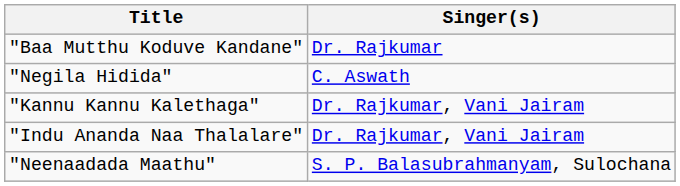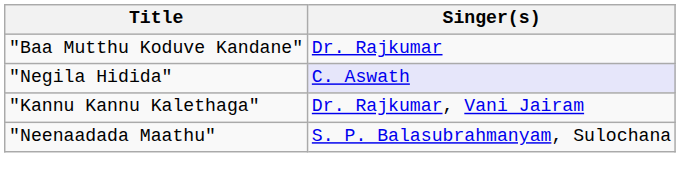(361, 78) no background -> (361, 78) lavender background
- row: (156, 137)
